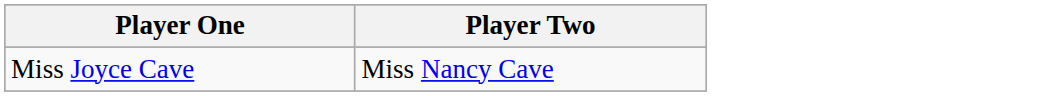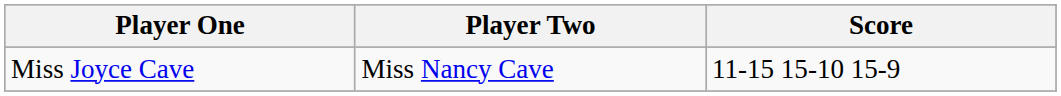+ column: (881, 25)
